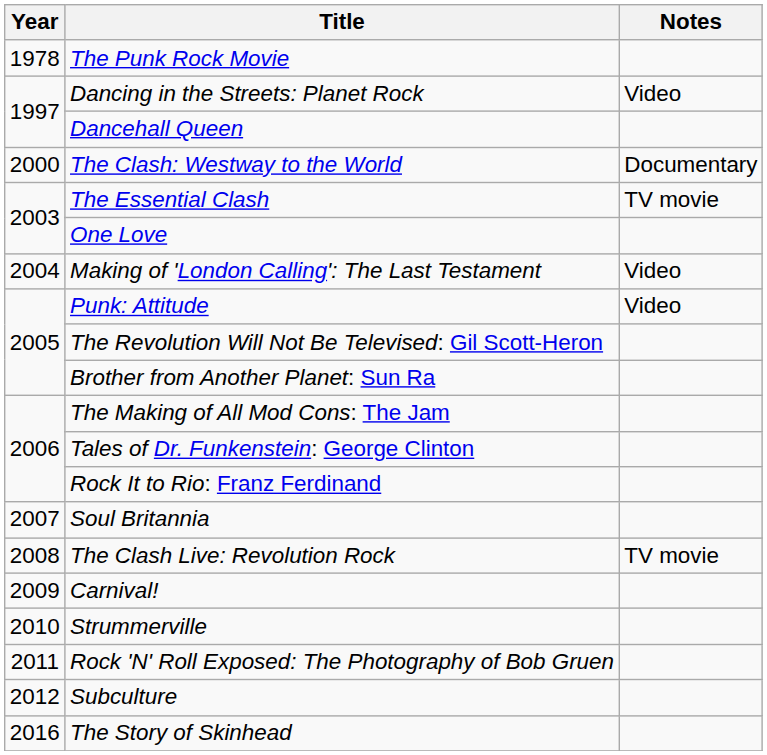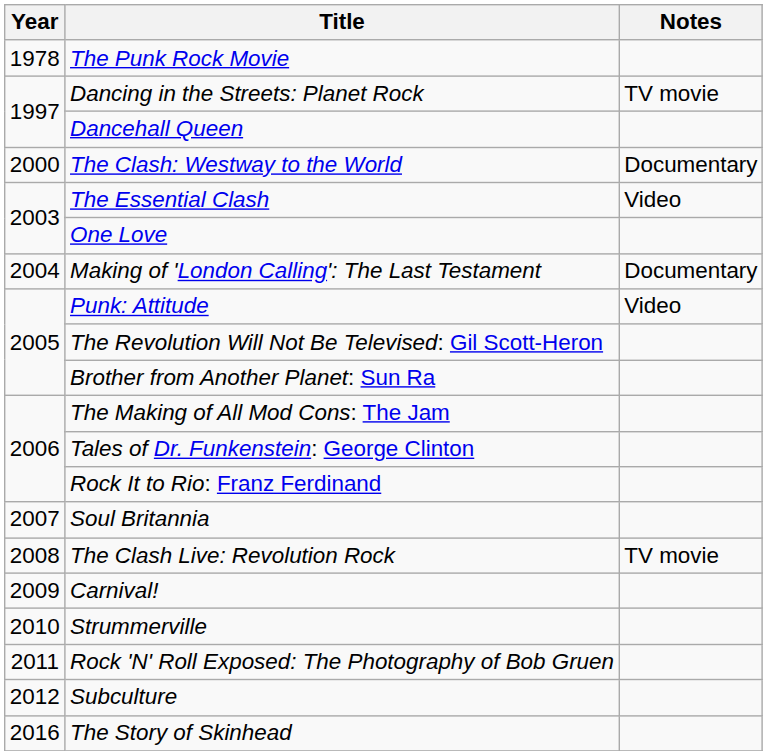(653, 93) Video -> (672, 93) TV movie
(672, 199) TV movie -> (653, 199) Video
(653, 270) Video -> (691, 270) Documentary
